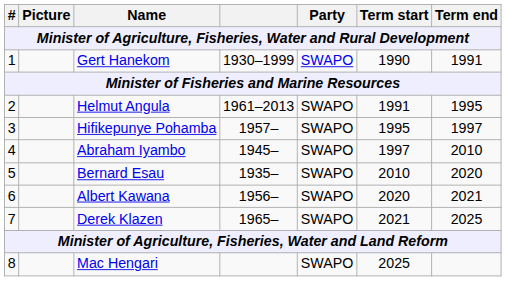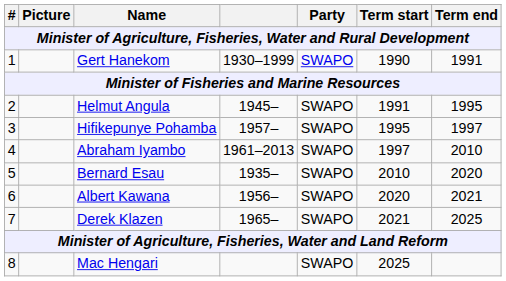(259, 106) 1961–2013 -> (259, 106) 1945–
(259, 151) 1945– -> (259, 151) 1961–2013
